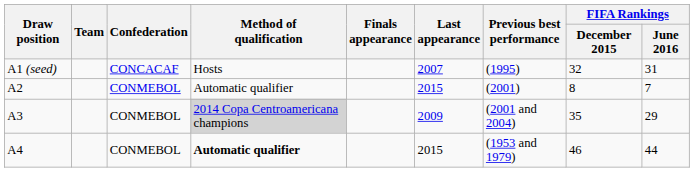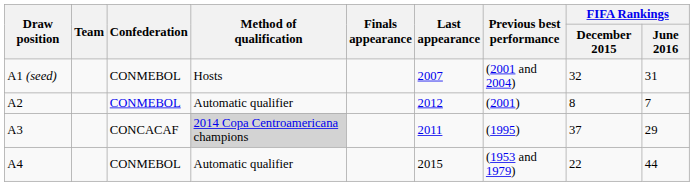(144, 68) CONCACAF -> (145, 75) CONMEBOL
(503, 68) (1995) -> (511, 75) (2001 and 2004)
(430, 88) 2015 -> (430, 103) 2012
(145, 116) CONMEBOL -> (144, 130) CONCACAF
(430, 116) 2009 -> (430, 130) 2011
(511, 116) (2001 and 2004) -> (503, 130) (1995)
(575, 116) 35 -> (575, 130) 37
(247, 150) bold -> (243, 164) normal
(575, 150) 46 -> (575, 164) 22
